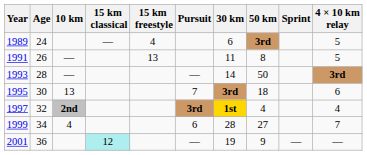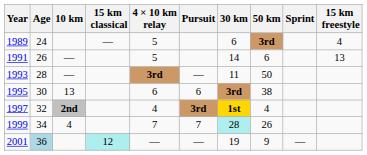columns swapped: (153, 18) <-> (337, 18)
(230, 58) 11 -> (234, 58) 14
(263, 58) 8 -> (267, 58) 6
(230, 74) 14 -> (234, 74) 11
(195, 91) 7 -> (198, 91) 6
(263, 91) 18 -> (267, 91) 38
(195, 125) 6 -> (198, 125) 7
(230, 125) no background -> (234, 125) paleturquoise background
(263, 125) 27 -> (267, 125) 26
(42, 141) no background -> (42, 141) lightblue background
